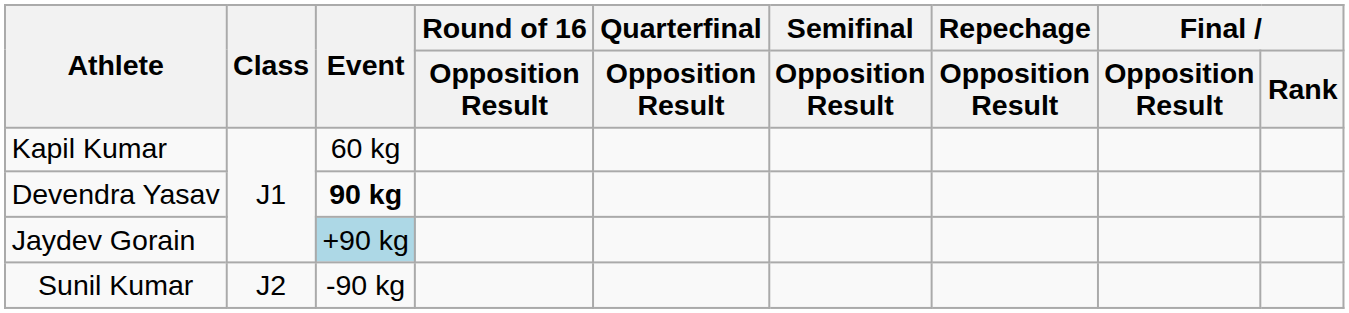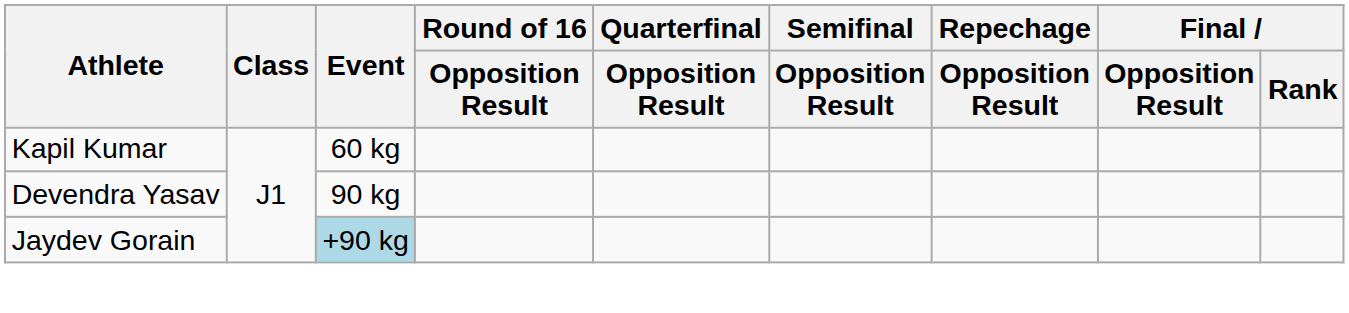(366, 195) bold -> (366, 195) normal
- row: (116, 285)
